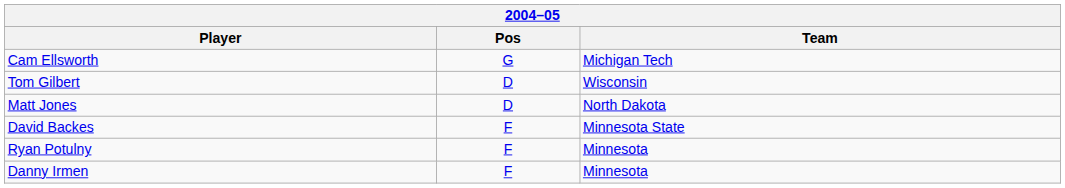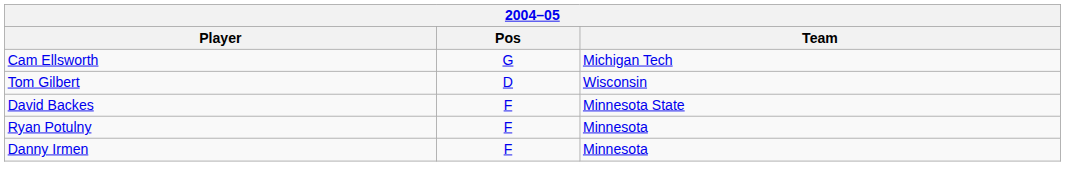- row: (42, 104)
